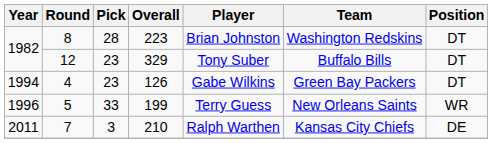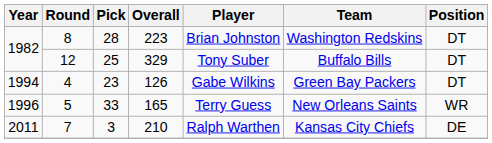(111, 60) 23 -> (111, 60) 25
(156, 104) 199 -> (156, 104) 165
